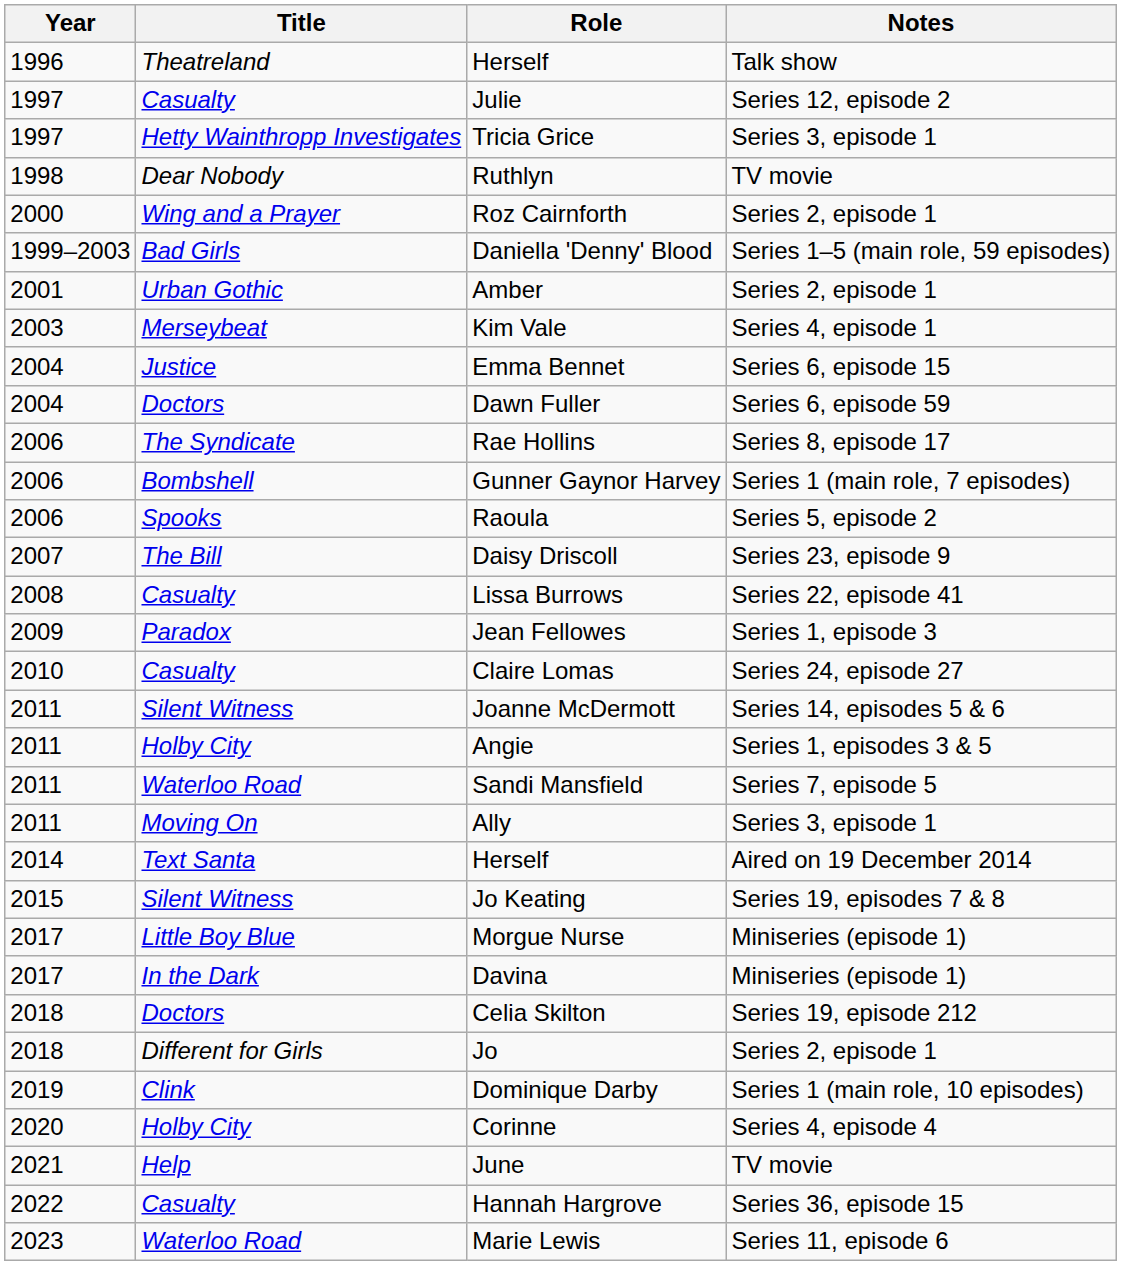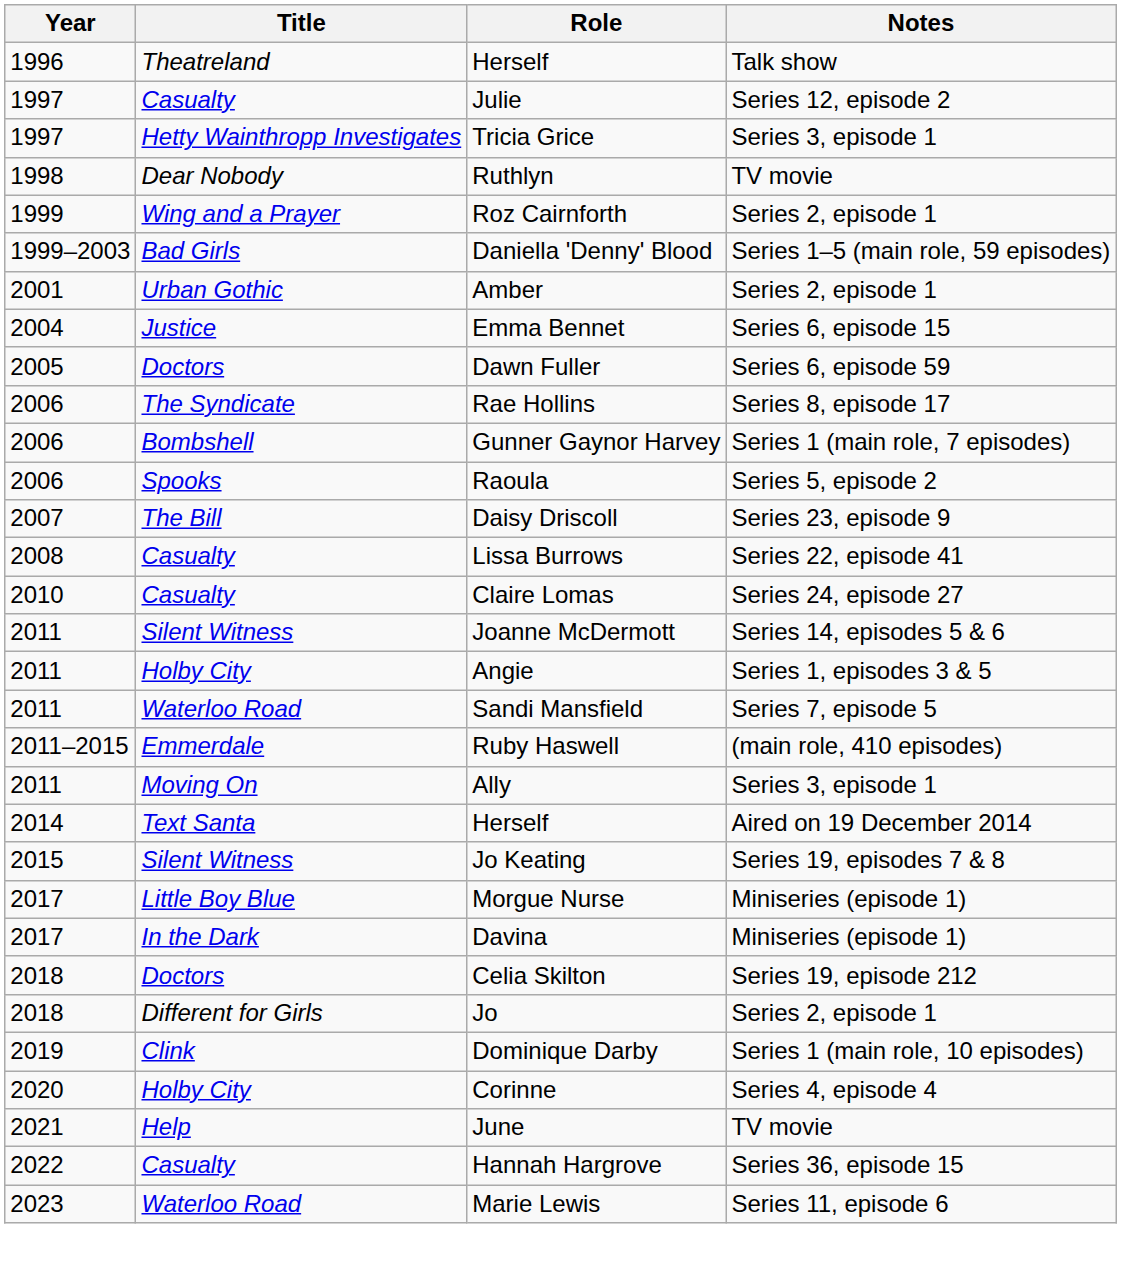(37, 213) 2000 -> (37, 213) 1999
- row: (519, 328)
(37, 404) 2004 -> (37, 366) 2005
- row: (549, 632)
+ row: (546, 746)
